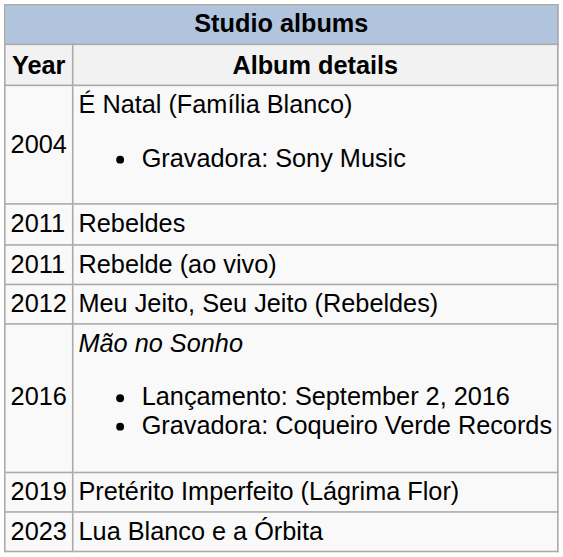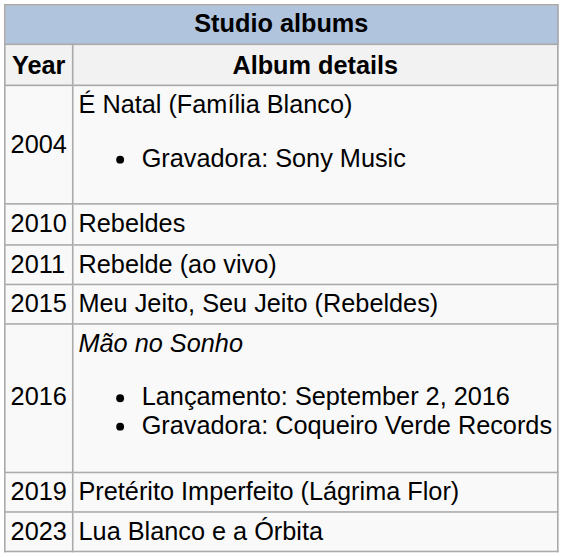(38, 223) 2011 -> (39, 223) 2010
(39, 304) 2012 -> (39, 304) 2015
